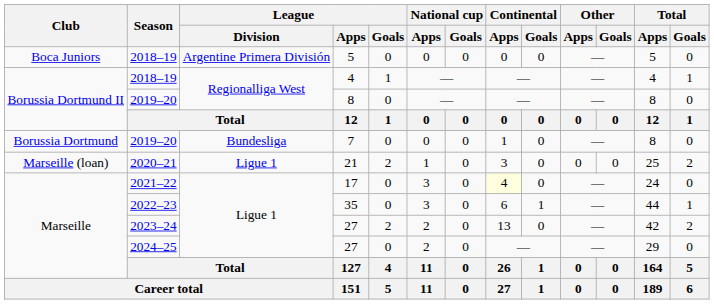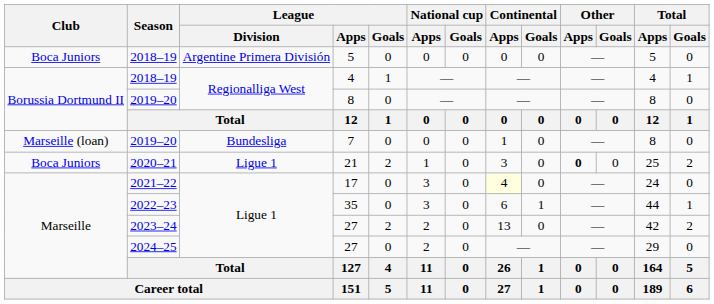(66, 141) Borussia Dortmund -> (66, 141) Marseille (loan)
(66, 162) Marseille (loan) -> (66, 162) Boca Juniors
(578, 162) normal -> (578, 162) bold
